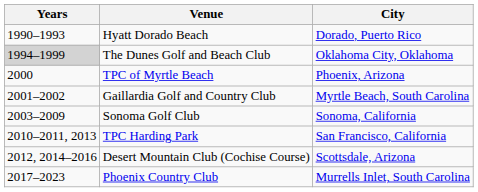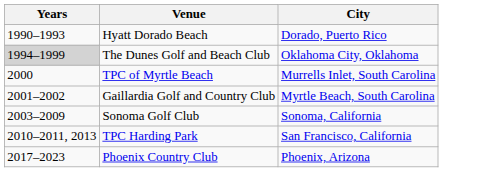(360, 75) Phoenix, Arizona -> (358, 75) Murrells Inlet, South Carolina
- row: (206, 156)
(393, 177) Murrells Inlet, South Carolina -> (325, 156) Phoenix, Arizona
